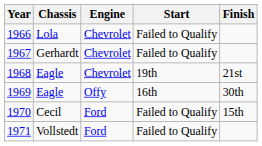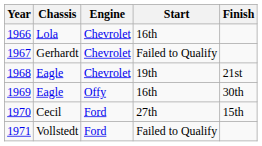(177, 34) Failed to Qualify -> (147, 34) 16th
(177, 112) Failed to Qualify -> (147, 112) 27th
